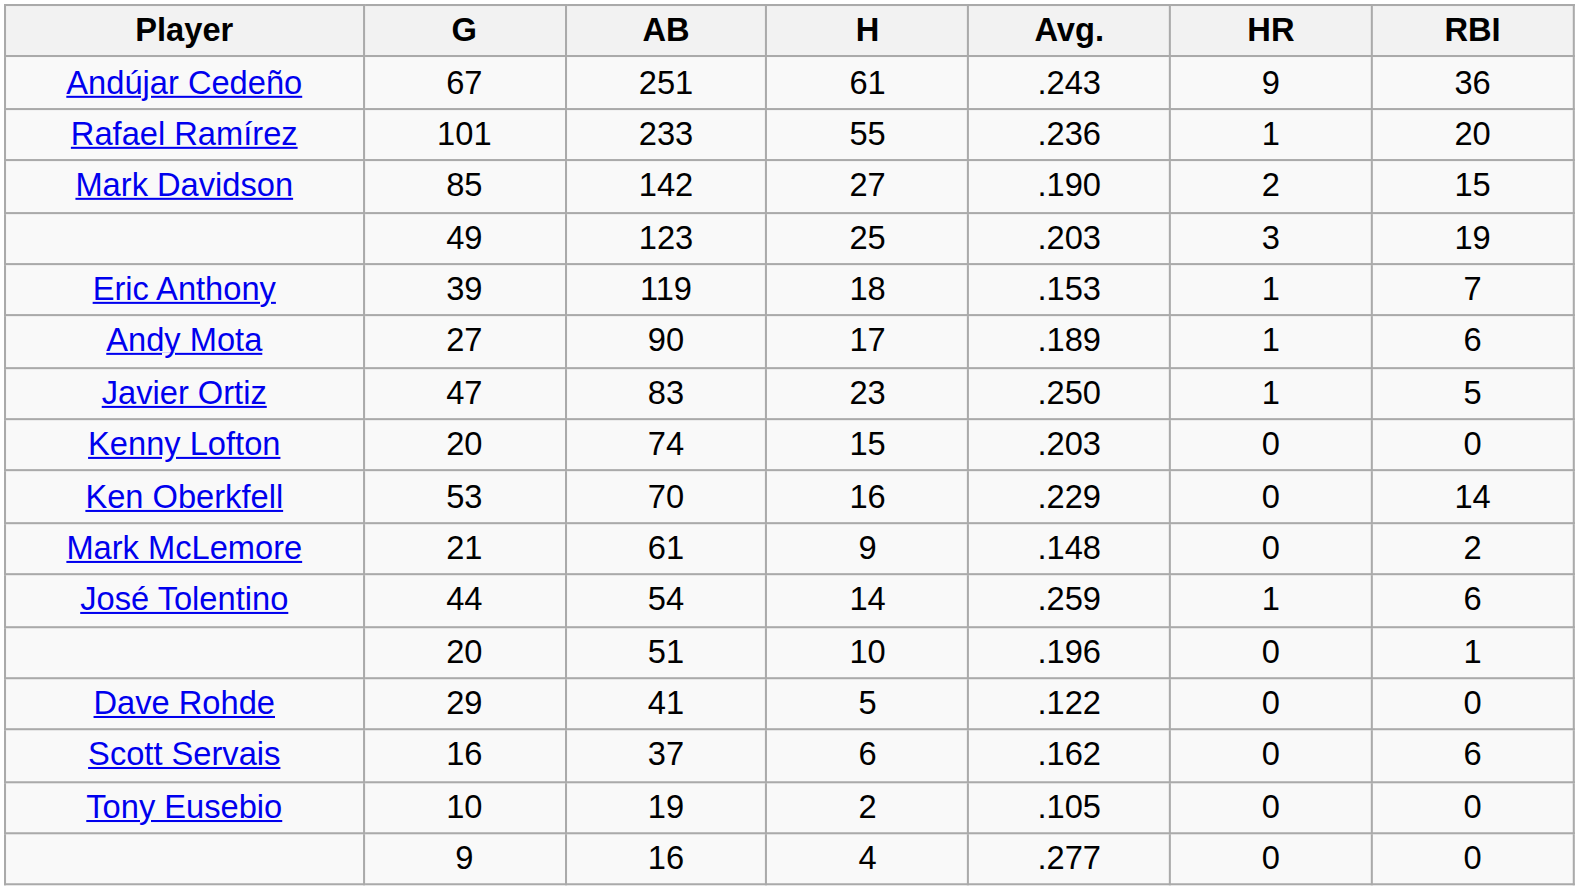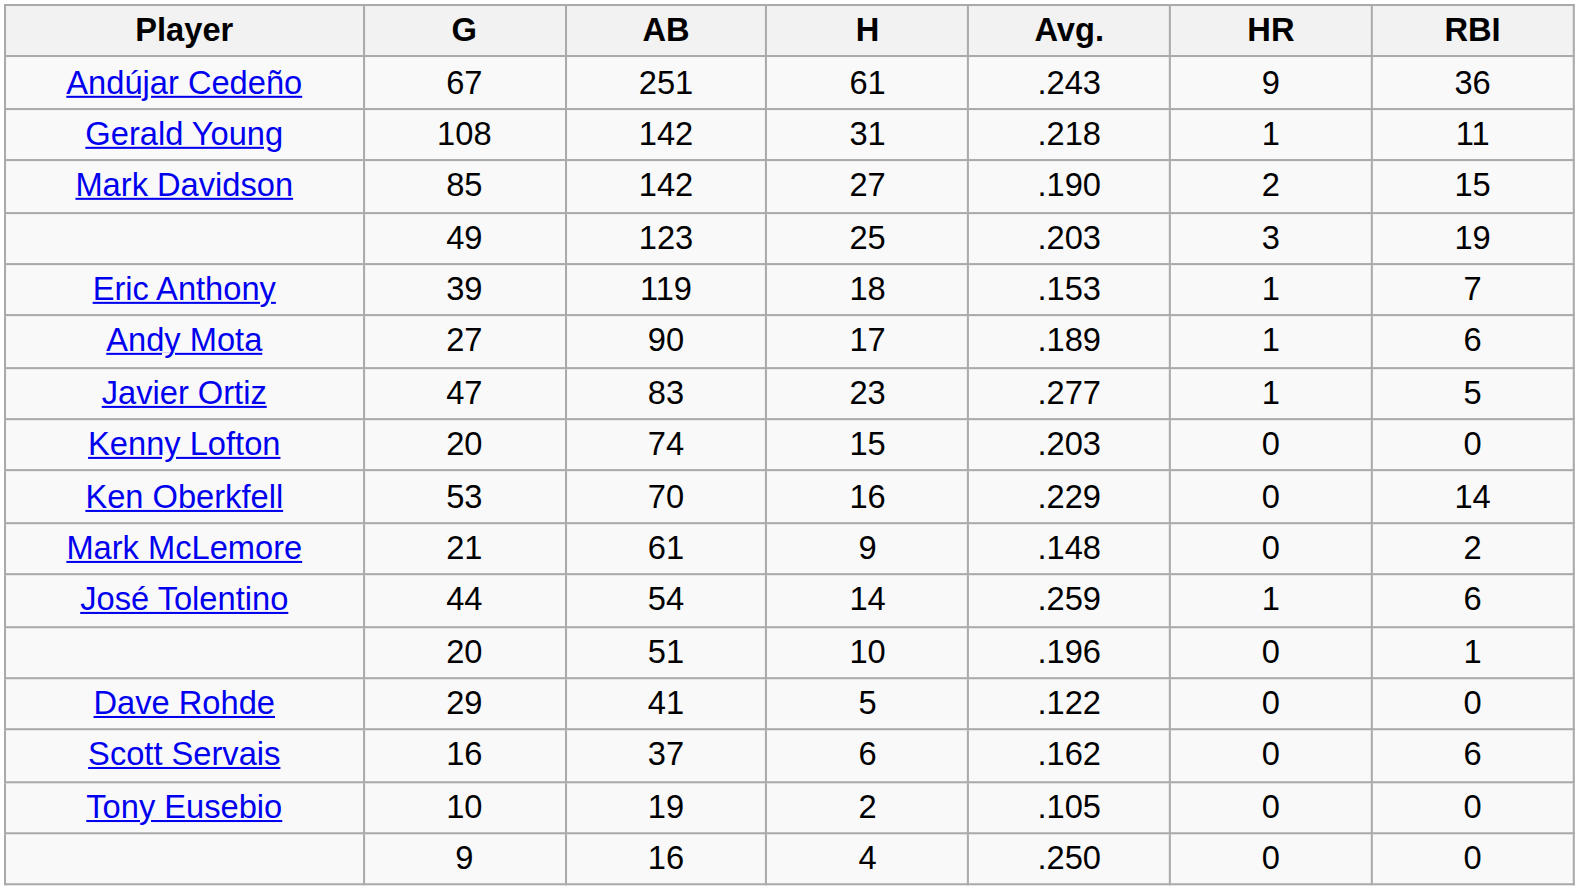- row: (868, 133)
+ row: (868, 133)
(1069, 392) .250 -> (1069, 392) .277
(1069, 858) .277 -> (1069, 858) .250
